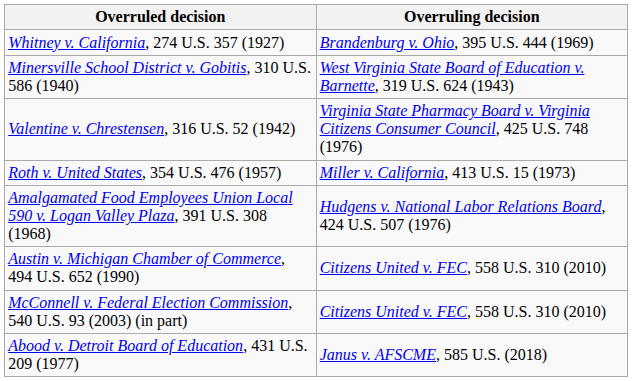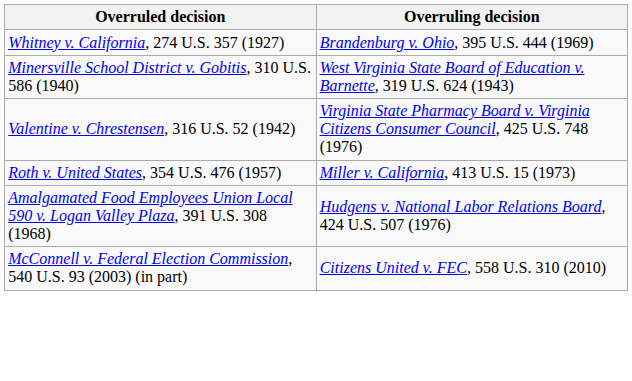- row: (147, 268)
- row: (158, 355)
